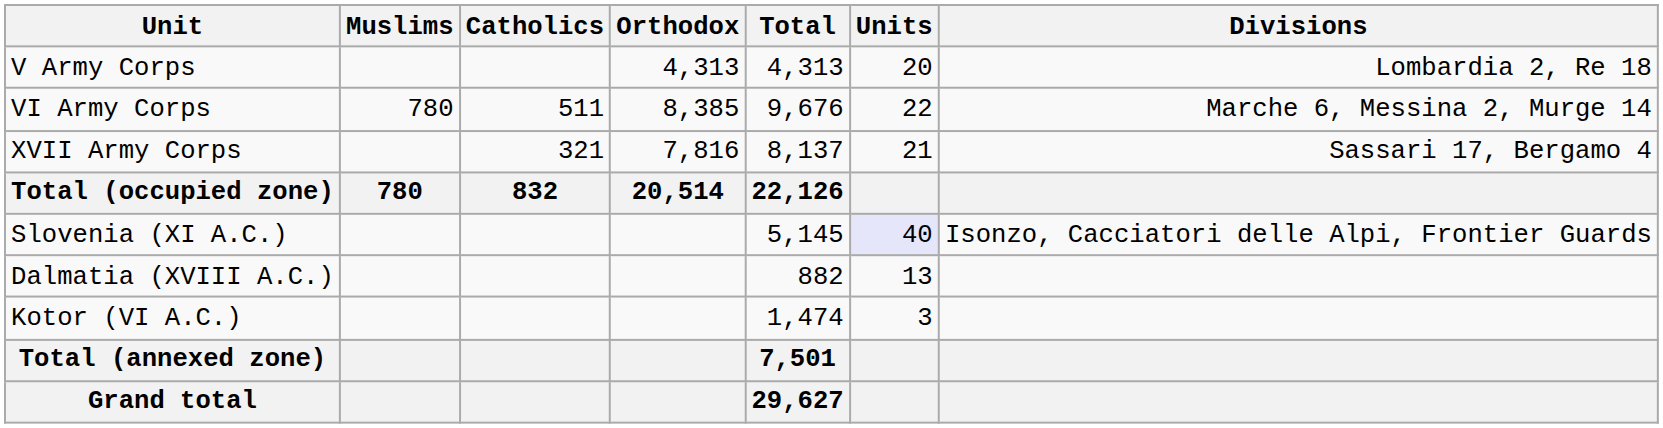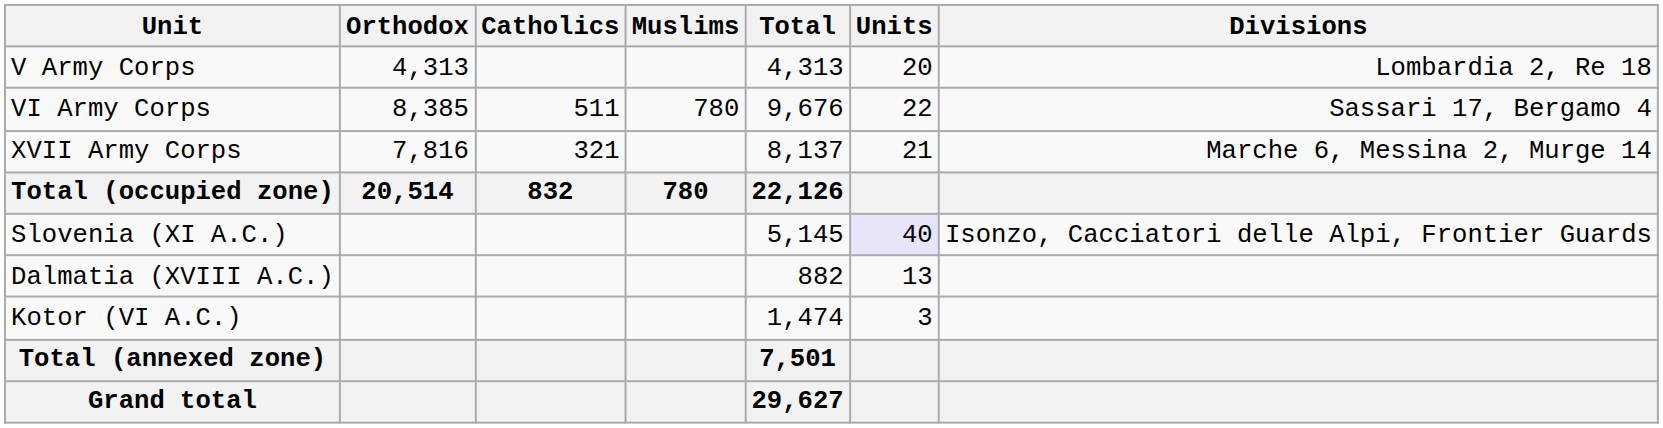columns swapped: (678, 26) <-> (400, 26)
(1429, 109) Marche 6, Messina 2, Murge 14 -> (1491, 109) Sassari 17, Bergamo 4
(1491, 151) Sassari 17, Bergamo 4 -> (1429, 151) Marche 6, Messina 2, Murge 14
